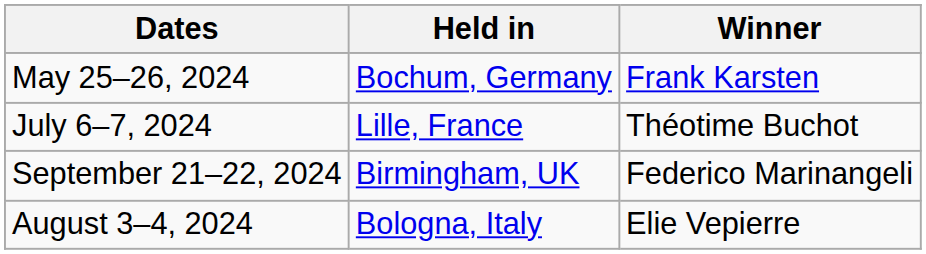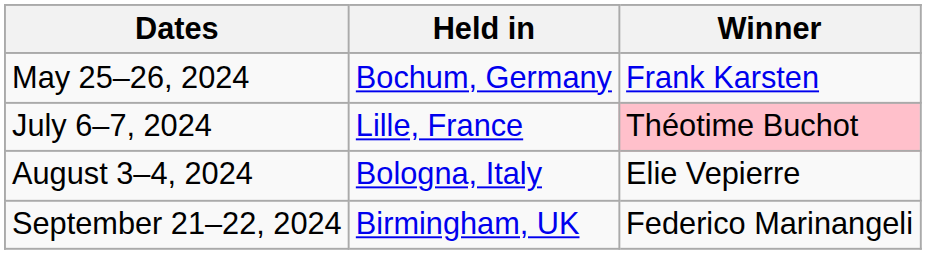(742, 126) no background -> (742, 126) pink background
rows swapped: (132, 223) <-> (177, 175)
